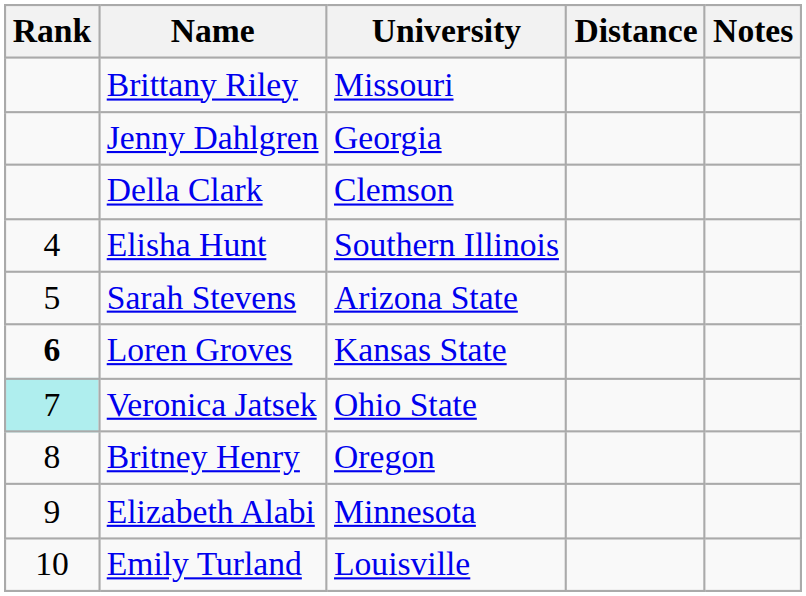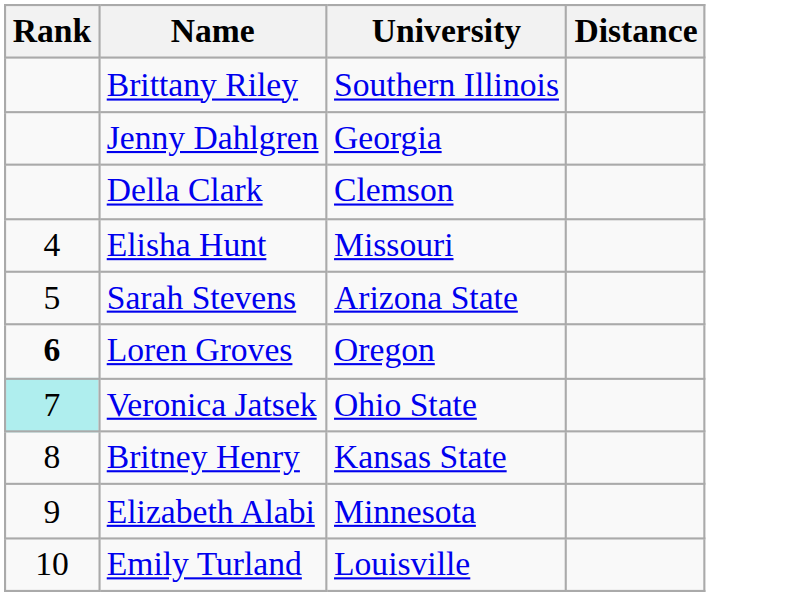- column: (753, 31)
(394, 84) Missouri -> (446, 84) Southern Illinois
(446, 244) Southern Illinois -> (394, 244) Missouri
(420, 350) Kansas State -> (384, 350) Oregon
(384, 457) Oregon -> (420, 457) Kansas State
